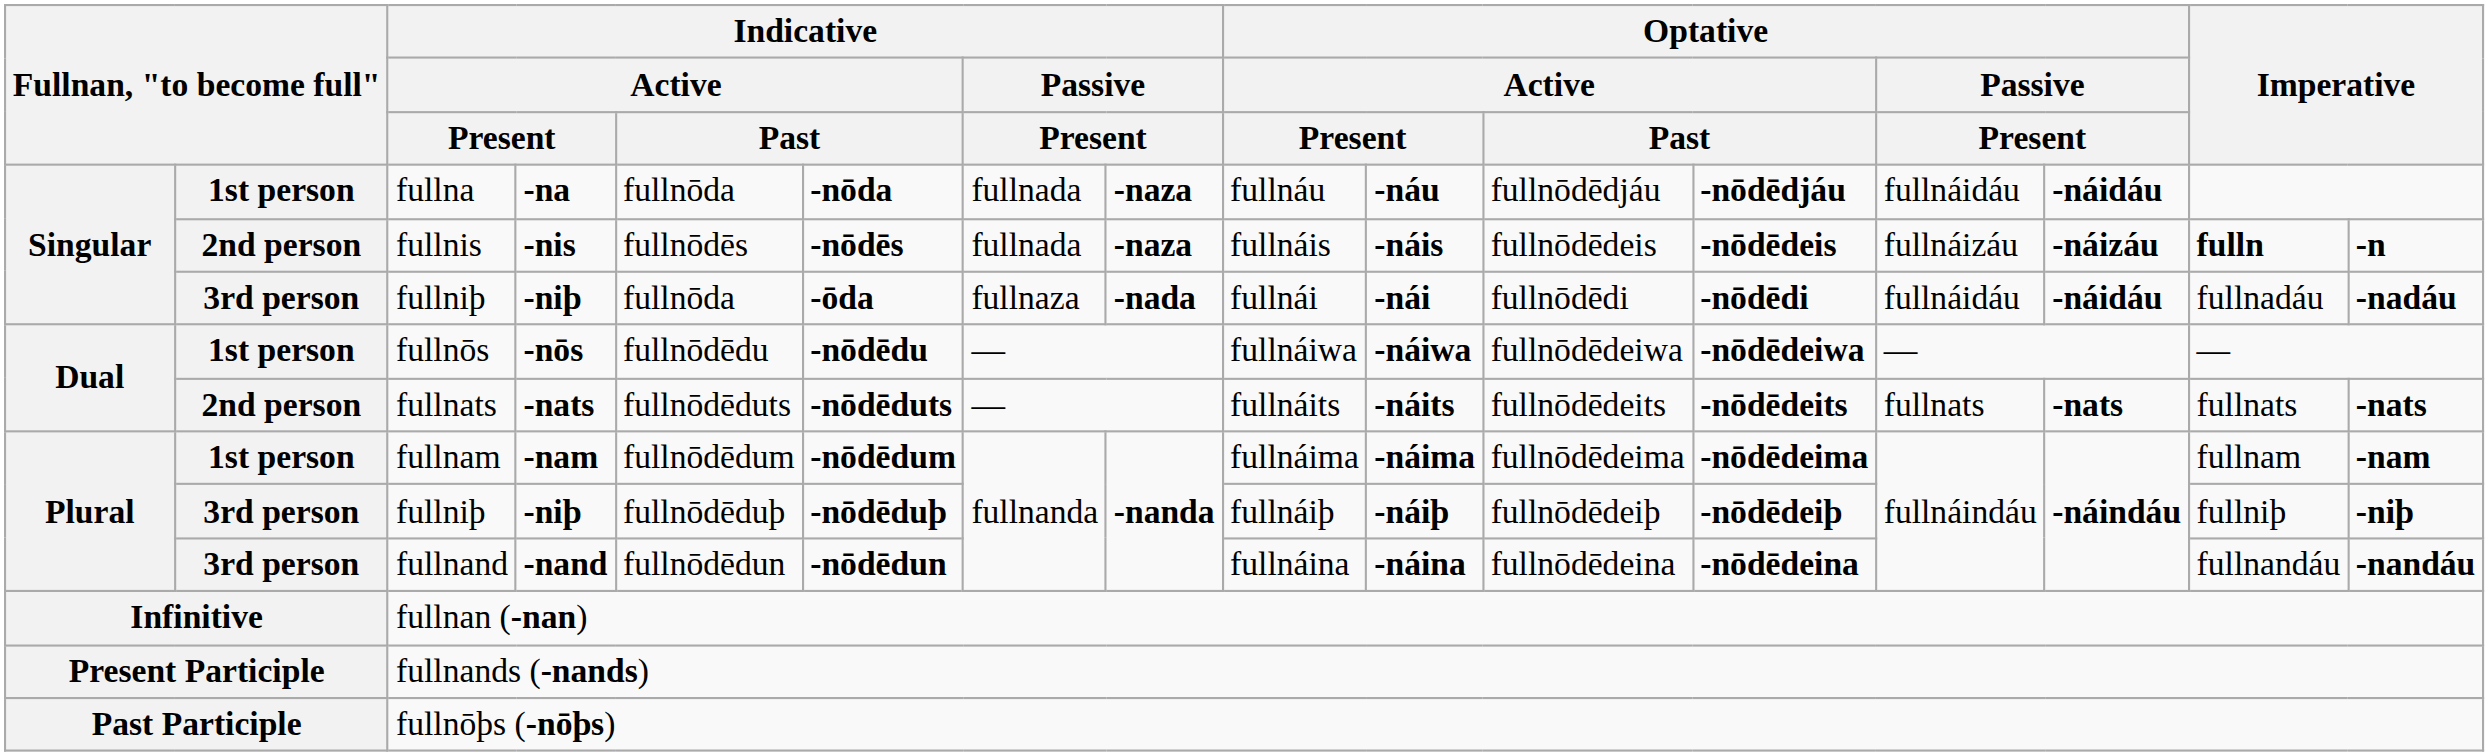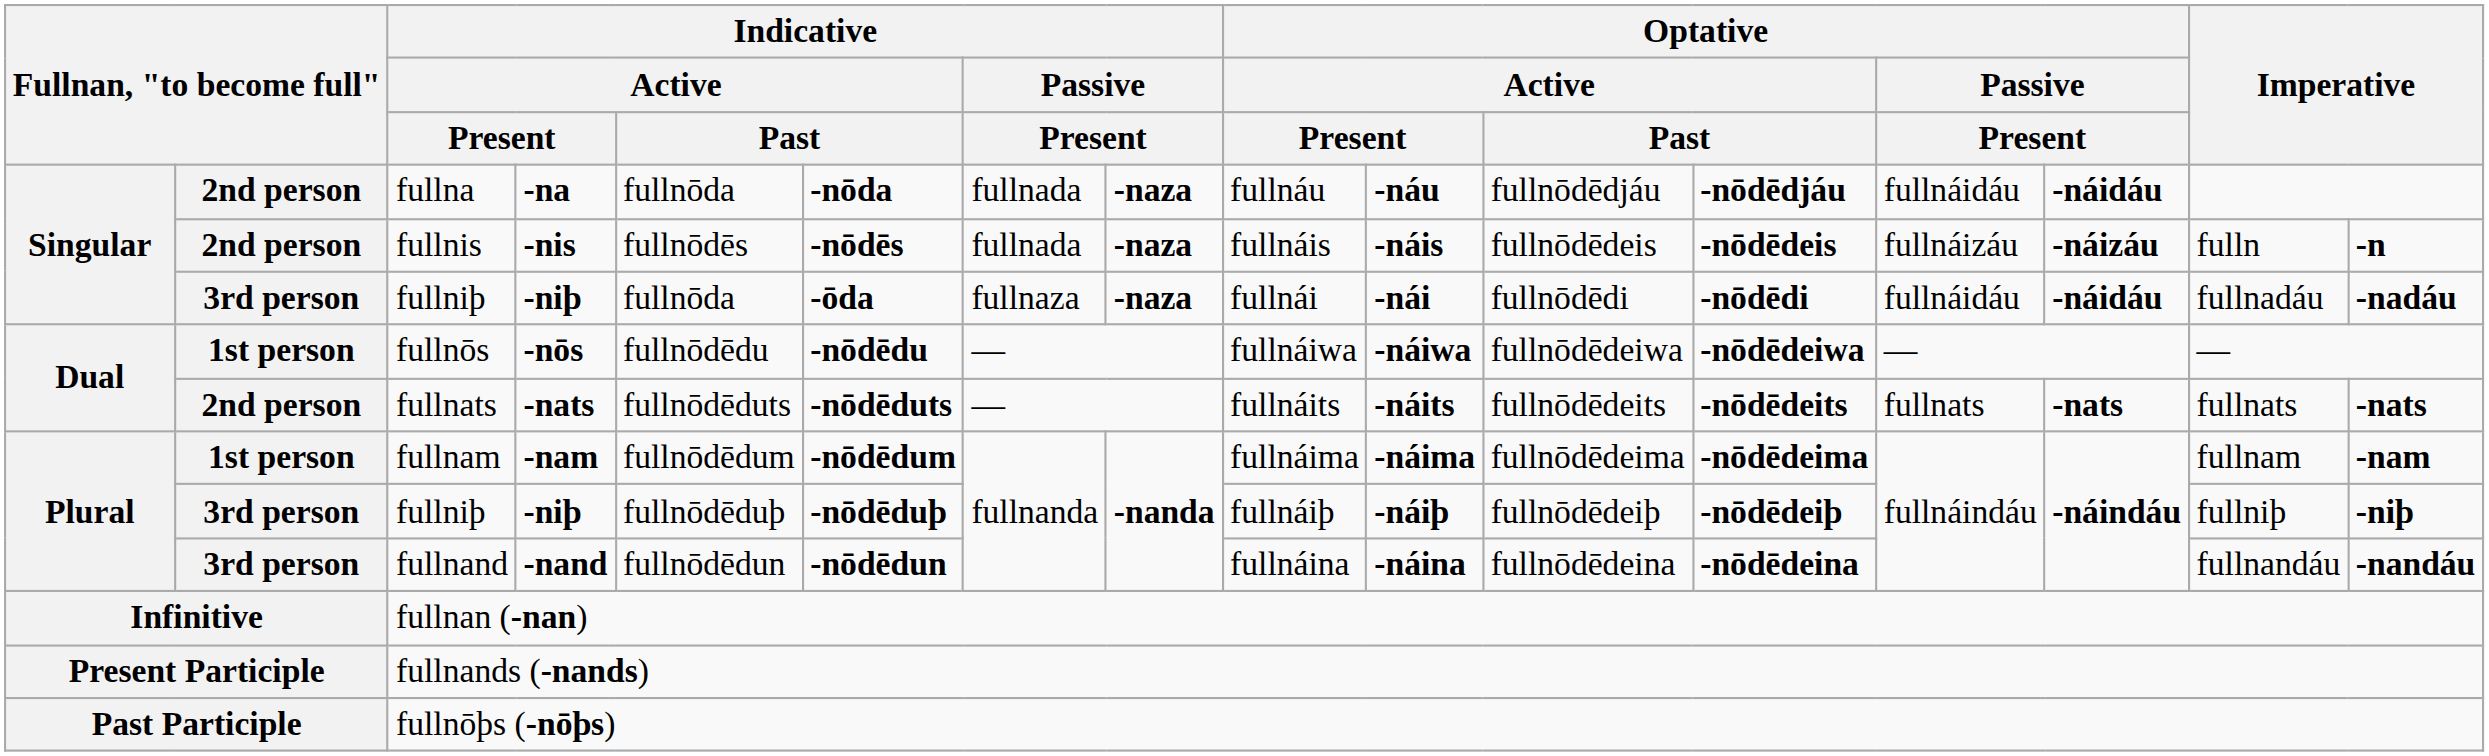(281, 191) 1st person -> (281, 191) 2nd person
(2230, 244) bold -> (2228, 244) normal
(1155, 297) -nada -> (1153, 297) -naza
